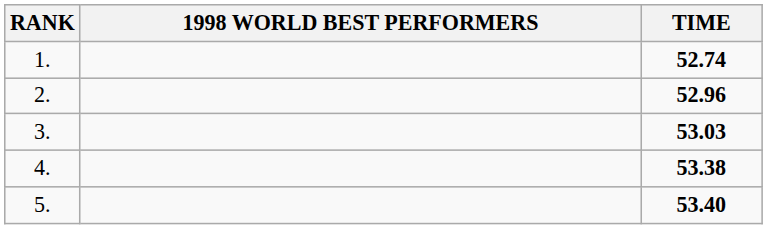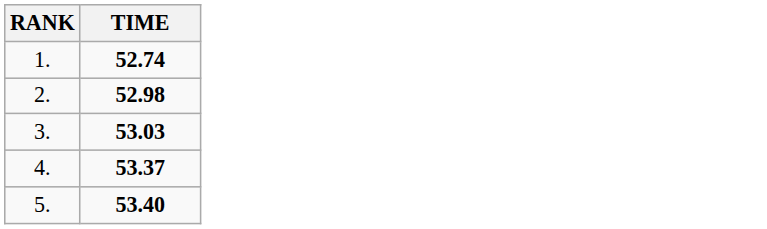- column: (360, 23)
(701, 95) 52.96 -> (140, 95) 52.98
(701, 168) 53.38 -> (140, 168) 53.37
